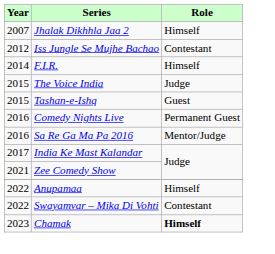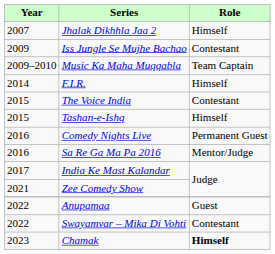(18, 48) 2012 -> (18, 48) 2009
+ row: (121, 65)
(177, 83) Judge -> (215, 100) Contestant
(177, 100) Guest -> (210, 118) Himself
(182, 188) Himself -> (205, 205) Guest
